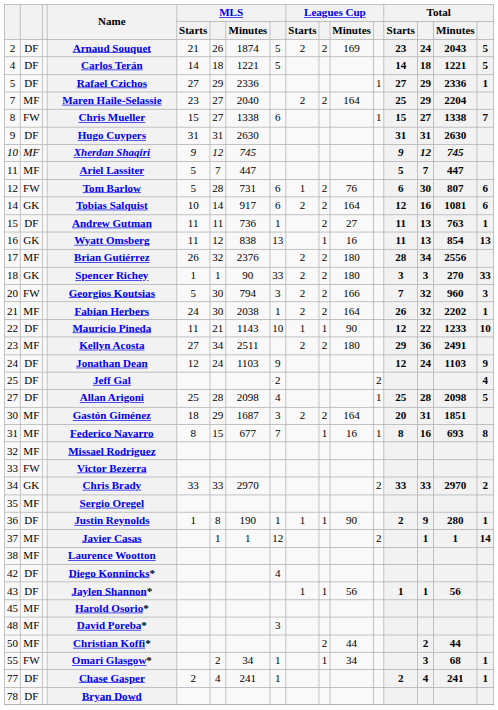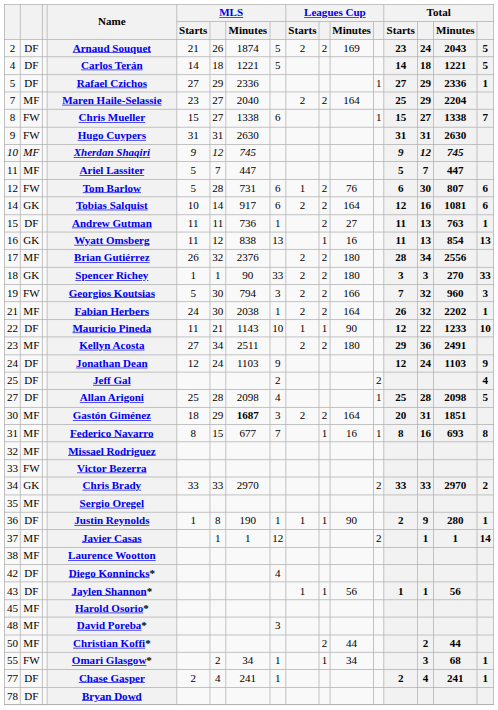(31, 135) DF -> (31, 135) FW
(12, 293) 20 -> (12, 293) 19
(248, 415) normal -> (248, 415) bold
